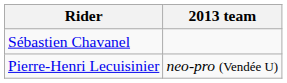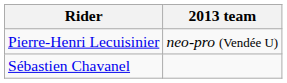rows swapped: (69, 41) <-> (84, 66)
